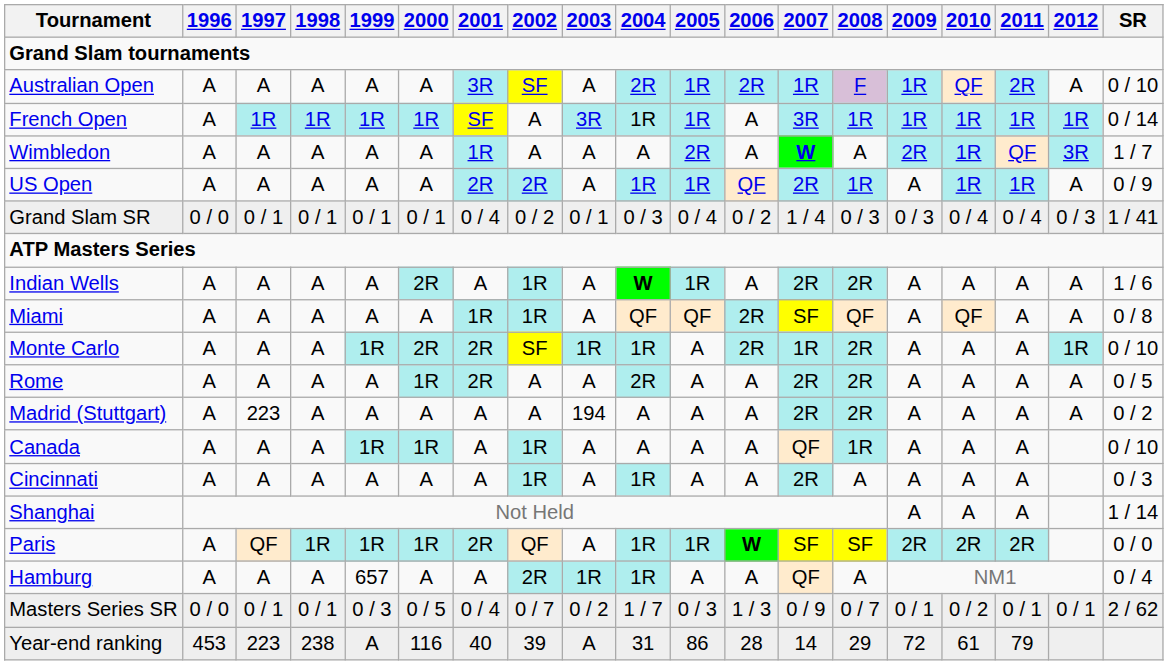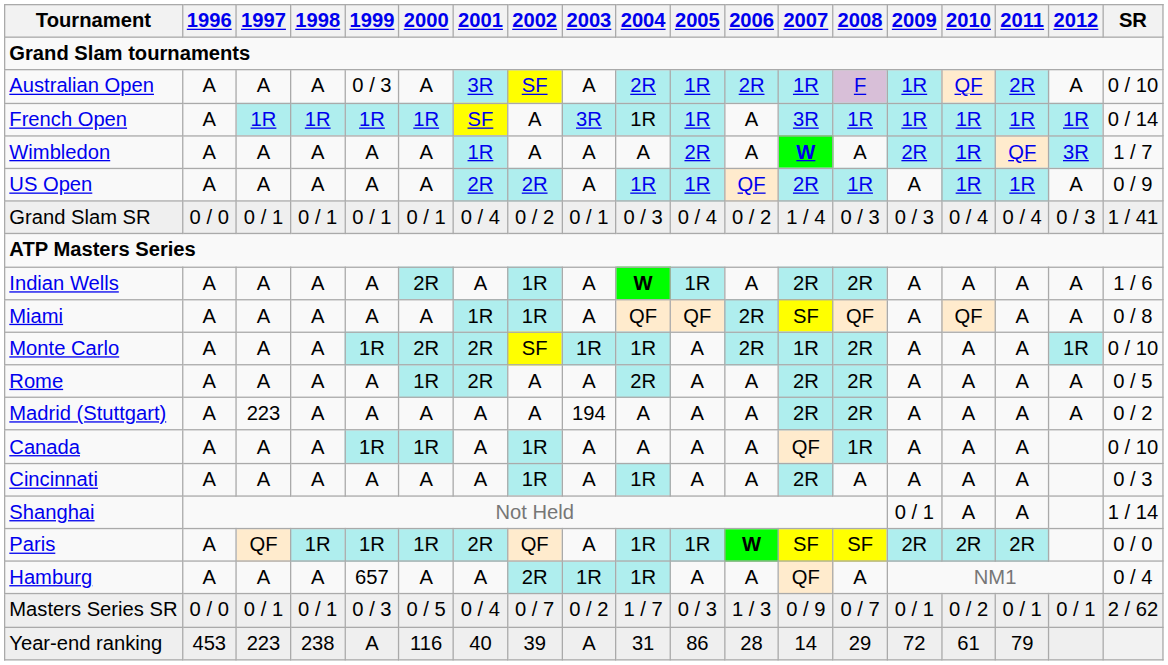(372, 85) A -> (372, 85) 0 / 3
(914, 511) A -> (914, 511) 0 / 1
